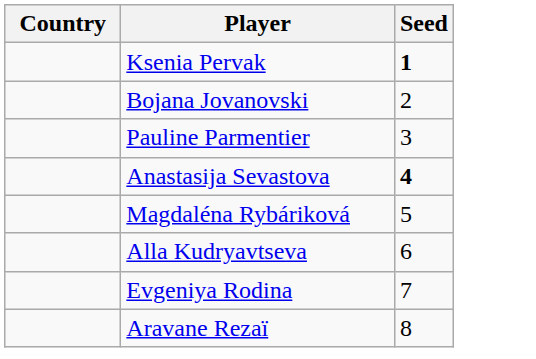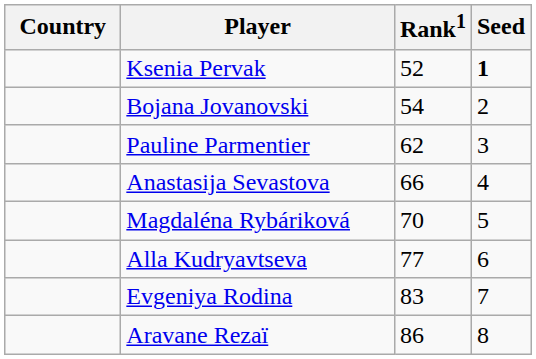+ column: (433, 26)
(406, 175) bold -> (483, 182) normal
